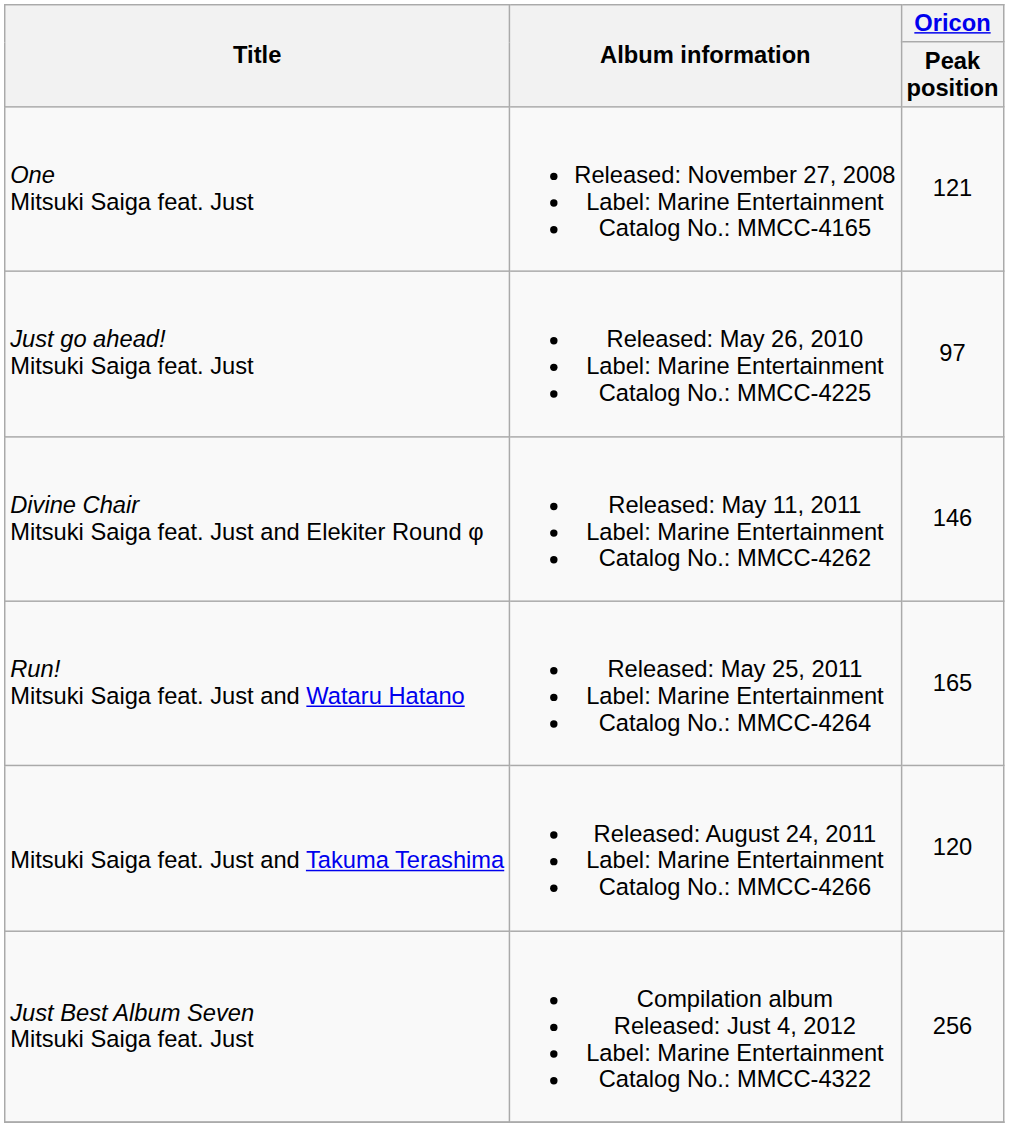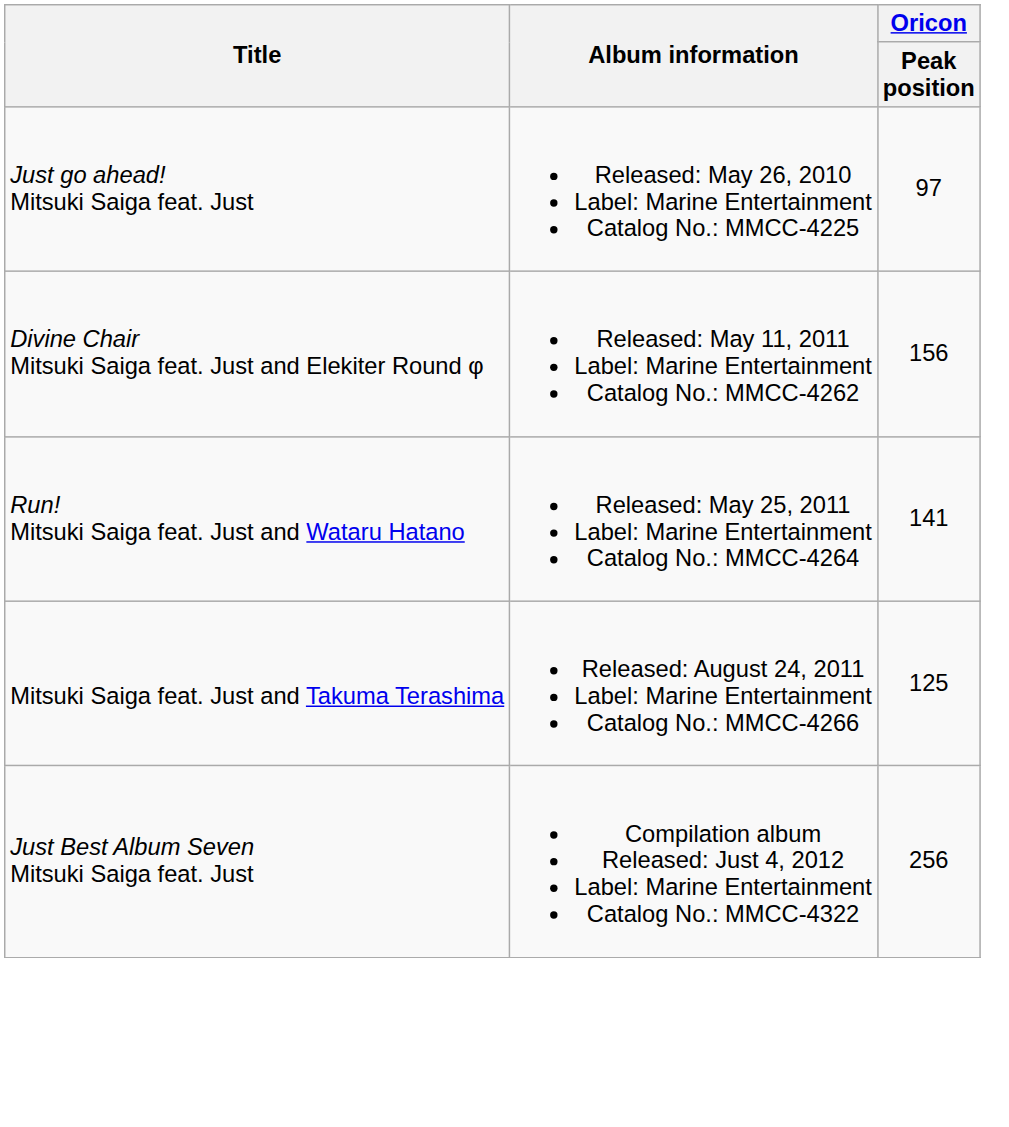- row: (132, 188)
(952, 518) 146 -> (929, 353) 156
(952, 683) 165 -> (929, 518) 141
(952, 848) 120 -> (929, 683) 125
